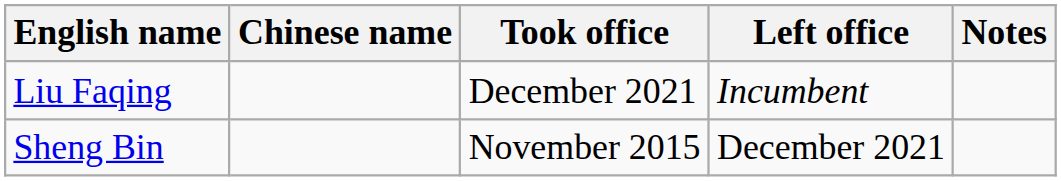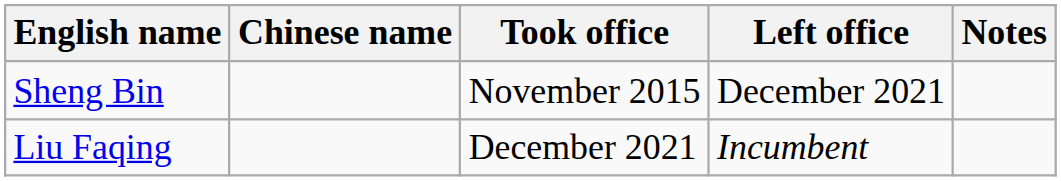rows swapped: (89, 146) <-> (93, 89)
